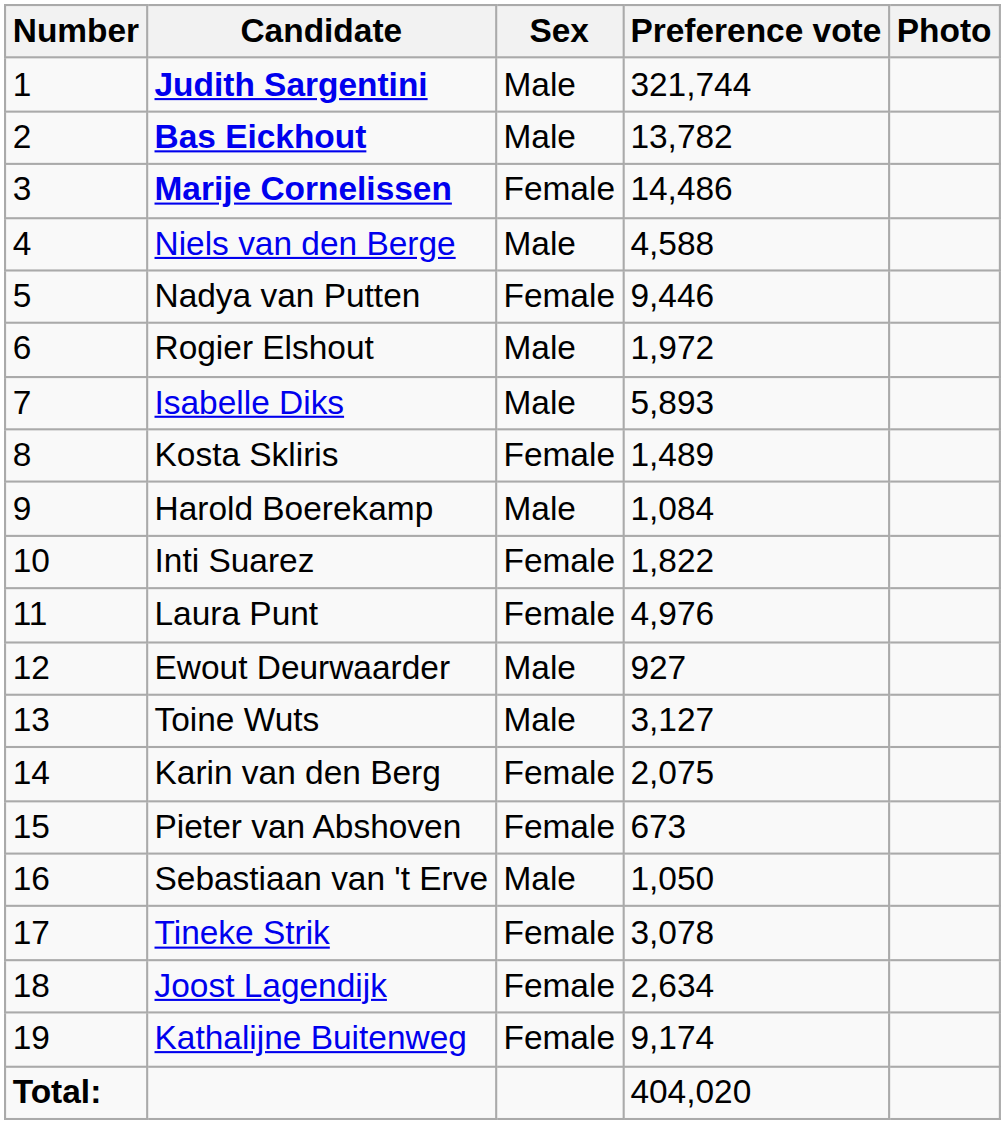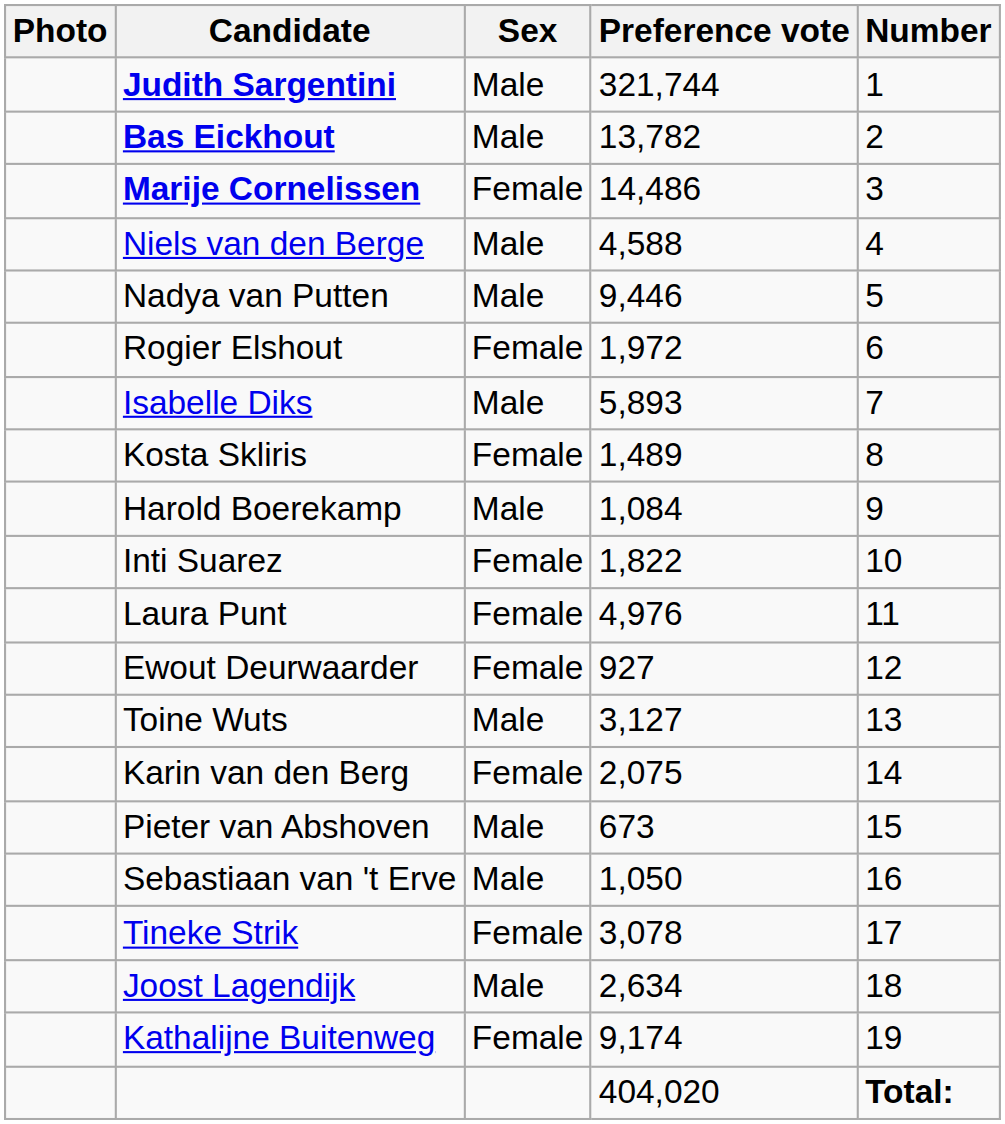columns swapped: (76, 31) <-> (944, 31)
(559, 296) Female -> (508, 296) Male
(540, 349) Male -> (528, 349) Female
(540, 667) Male -> (528, 667) Female
(559, 826) Female -> (508, 826) Male
(559, 985) Female -> (508, 985) Male
